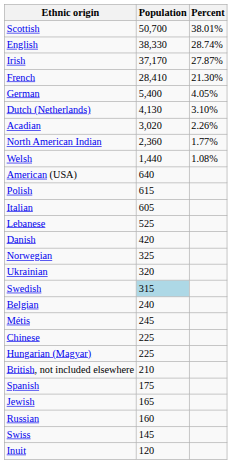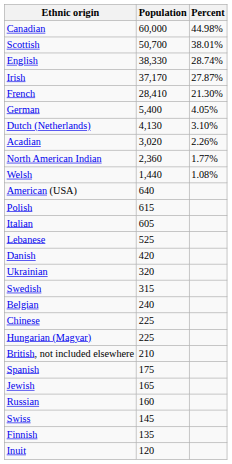+ row: (26, 28)
- row: (29, 256)
(146, 288) lightblue background -> (146, 288) no background
- row: (18, 321)
+ row: (22, 434)
